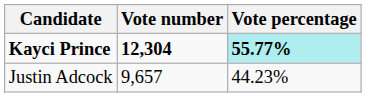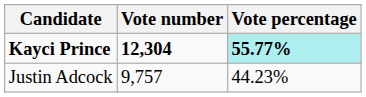(142, 77) 9,657 -> (142, 77) 9,757
